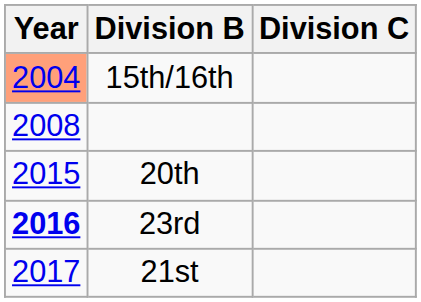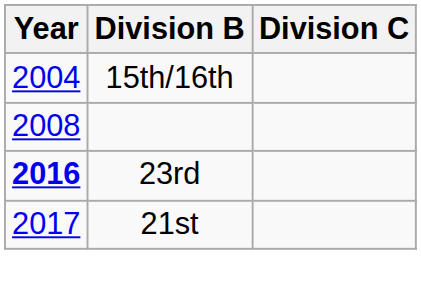(46, 77) lightsalmon background -> (46, 77) no background
- row: (170, 175)
